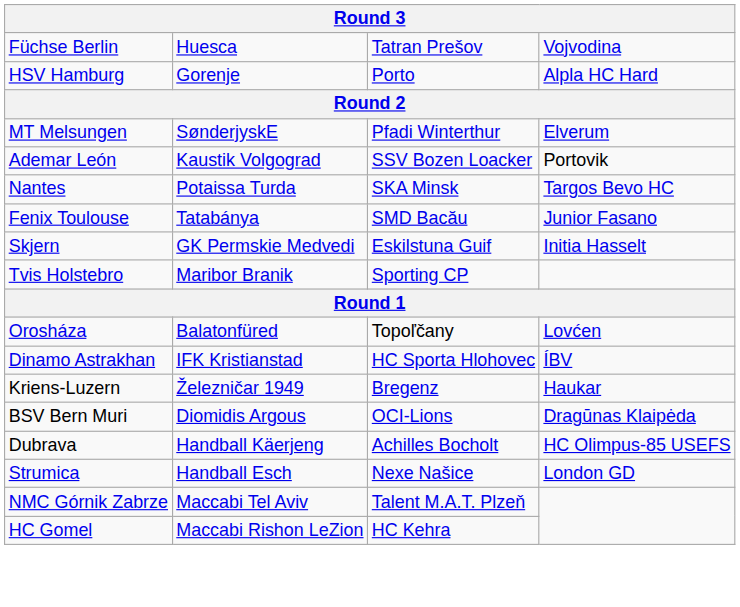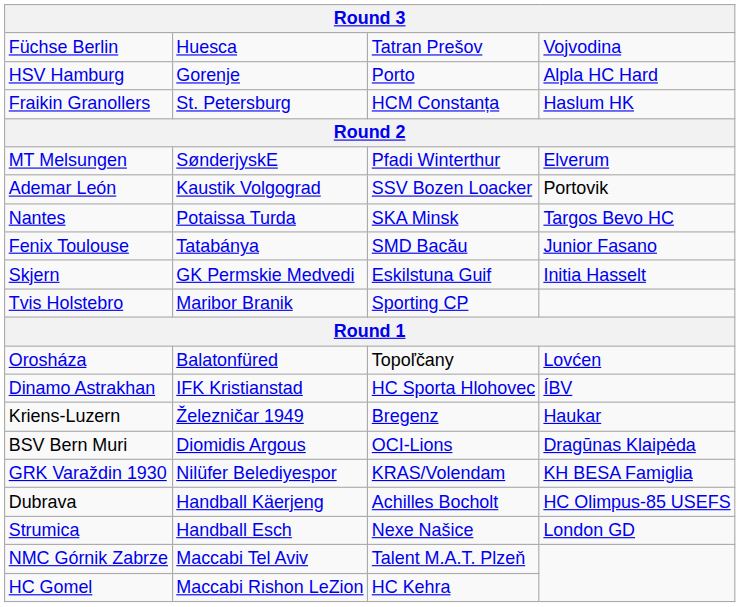+ row: (79, 103)
+ row: (88, 473)
